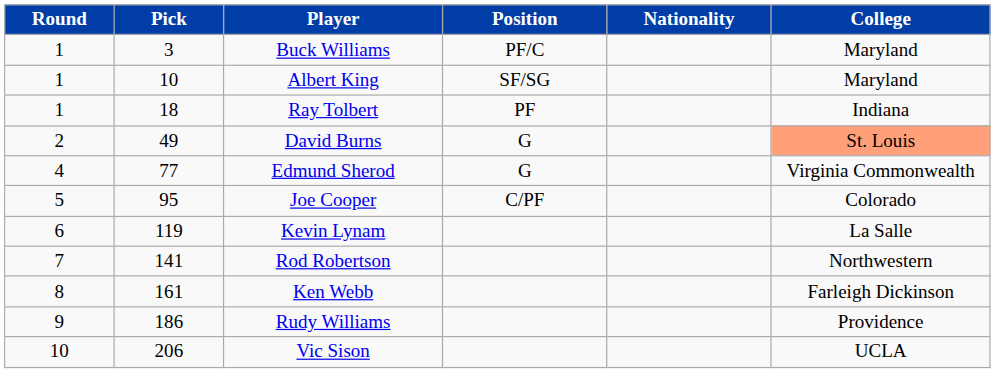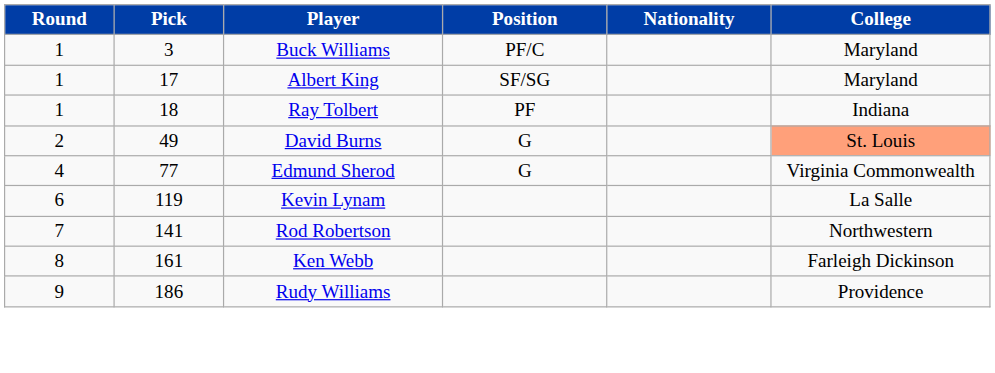(169, 79) 10 -> (169, 79) 17
- row: (333, 200)
- row: (333, 351)
